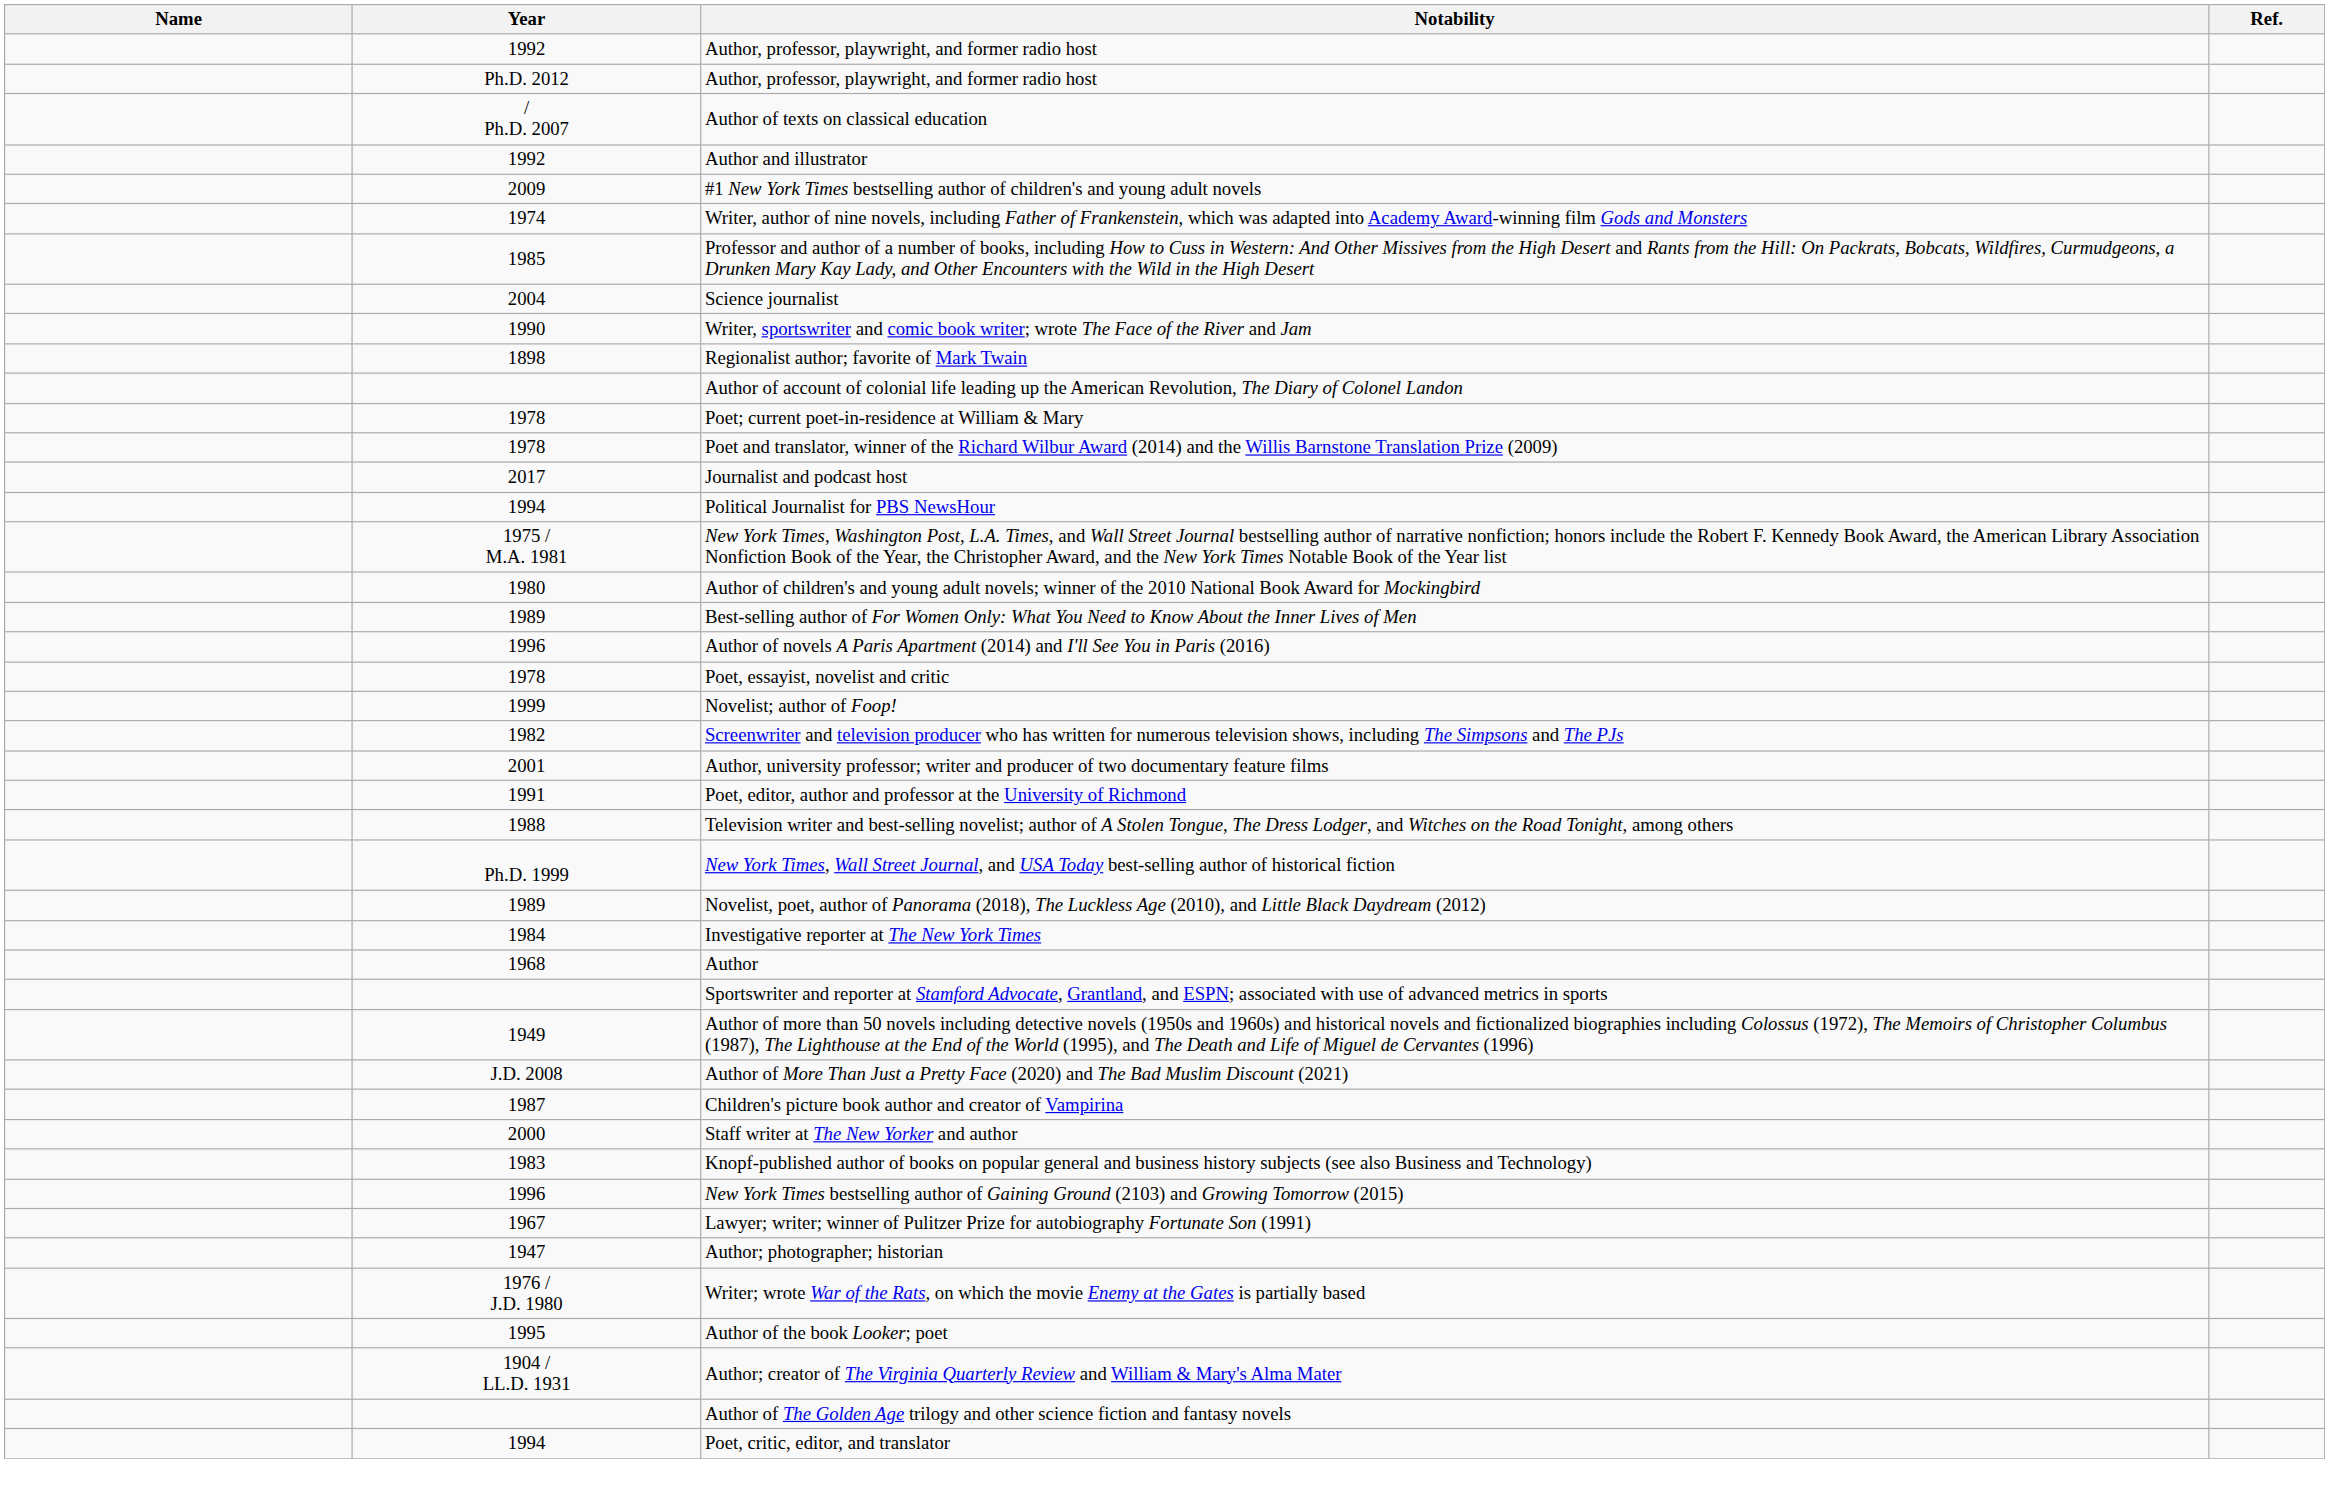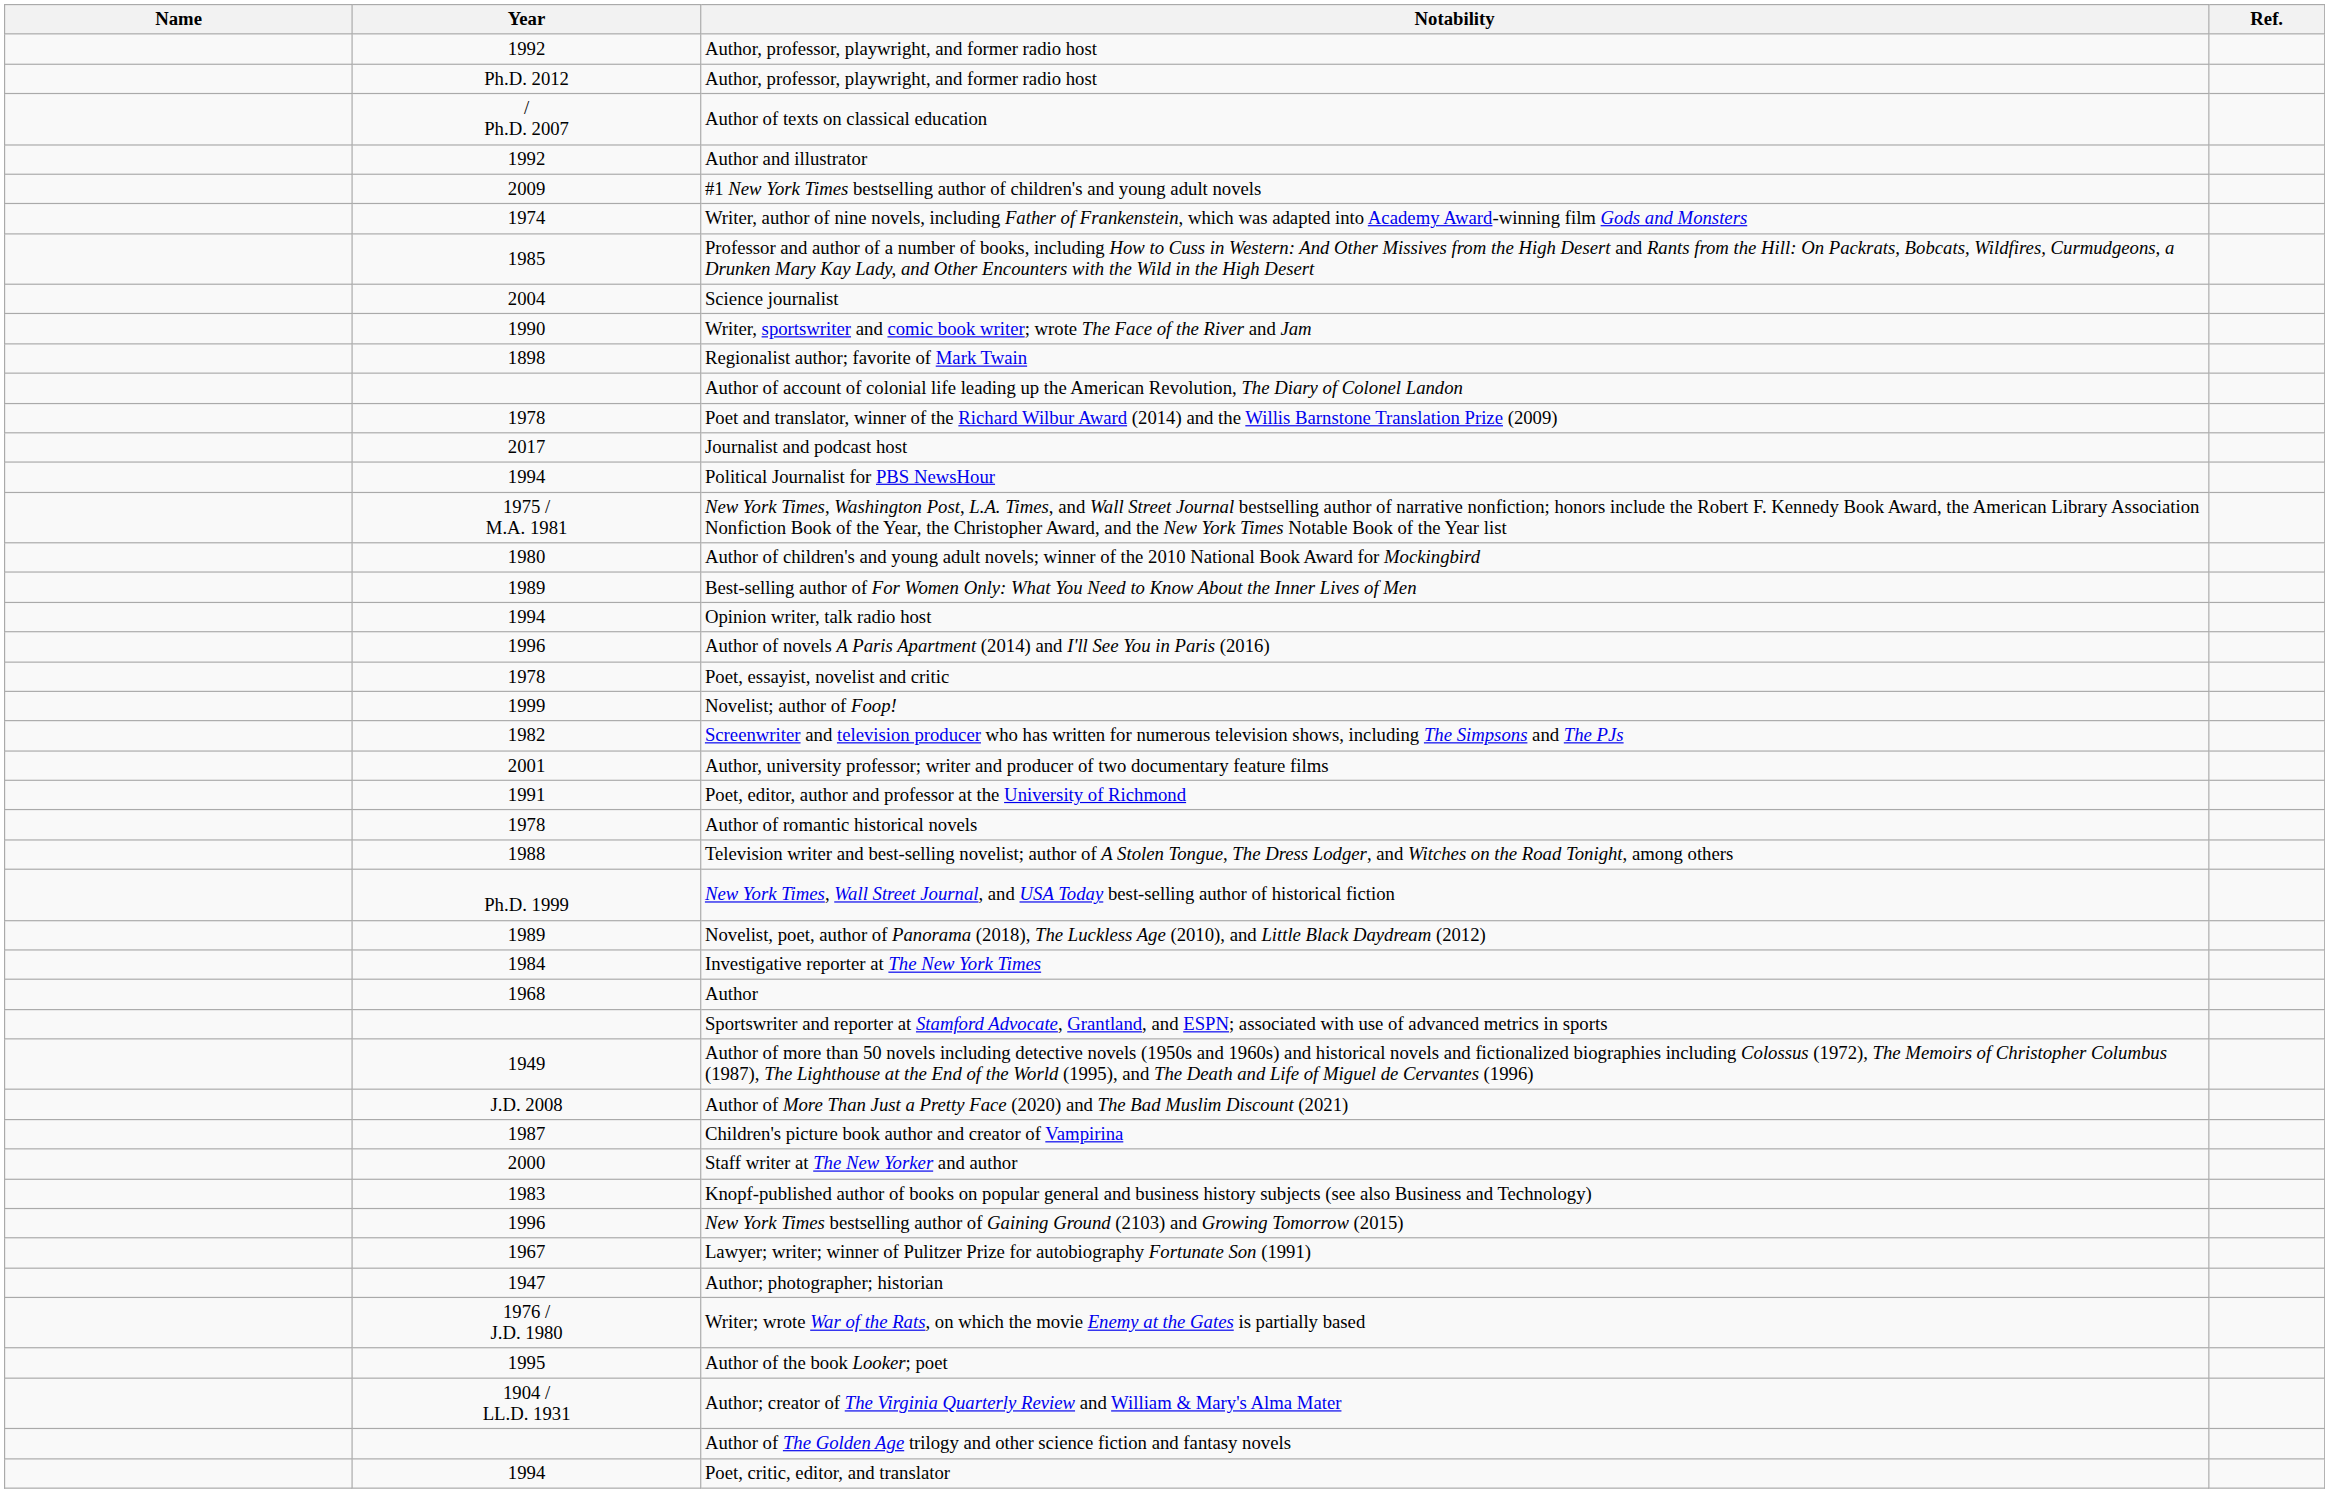- row: (527, 417)
+ row: (527, 616)
+ row: (527, 824)
